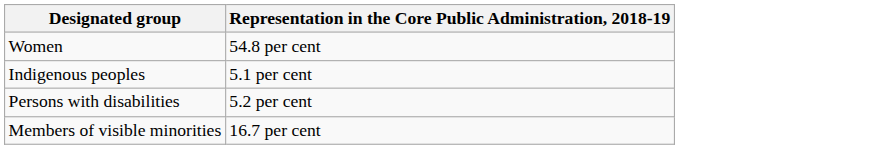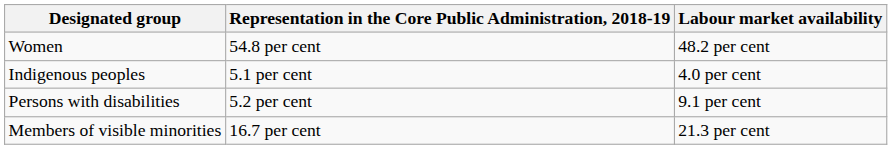+ column: (780, 18)
